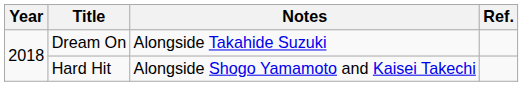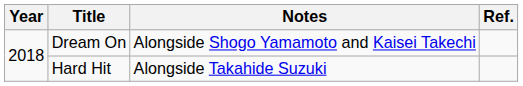(230, 42) Alongside Takahide Suzuki -> (305, 42) Alongside Shogo Yamamoto and Kaisei Takechi
(305, 68) Alongside Shogo Yamamoto and Kaisei Takechi -> (230, 68) Alongside Takahide Suzuki
